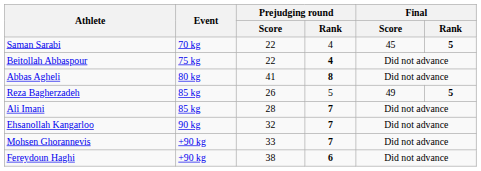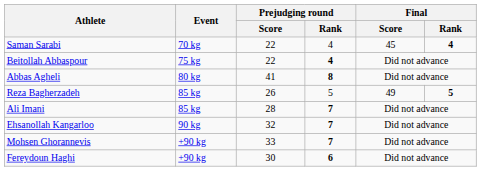(451, 45) 5 -> (451, 45) 4
(270, 158) 38 -> (270, 158) 30
